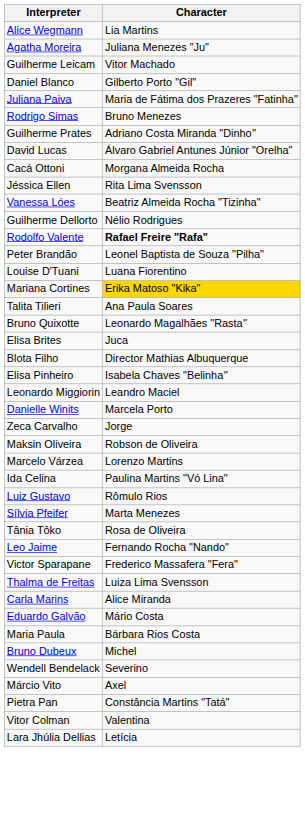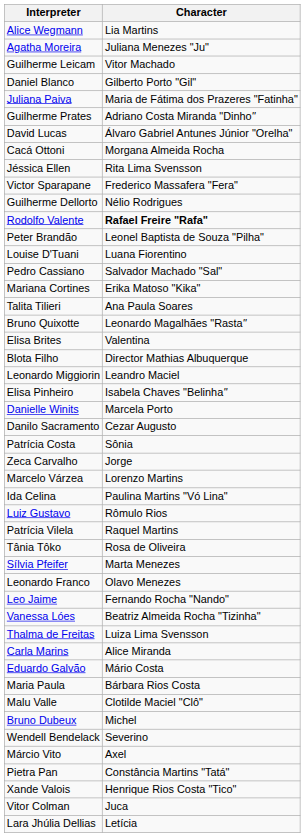- row: (43, 116)
rows swapped: (49, 565) <-> (41, 202)
+ row: (46, 271)
(153, 289) gold background -> (153, 289) no background
(117, 340) Juca -> (127, 340) Valentina
rows swapped: (53, 392) <-> (40, 375)
+ row: (53, 427)
+ row: (41, 444)
- row: (44, 444)
+ row: (40, 530)
rows swapped: (34, 530) <-> (37, 513)
+ row: (48, 582)
+ row: (32, 703)
+ row: (39, 789)
(127, 720) Valentina -> (117, 806) Juca
